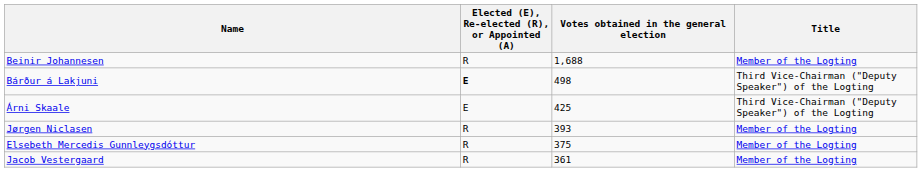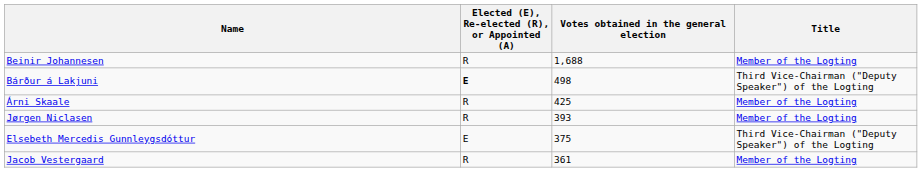(466, 108) E -> (466, 102) R
(817, 108) Third Vice-Chairman ("Deputy Speaker") of the Logting -> (797, 102) Member of the Logting
(466, 144) R -> (466, 139) E
(797, 144) Member of the Logting -> (817, 139) Third Vice-Chairman ("Deputy Speaker") of the Logting
